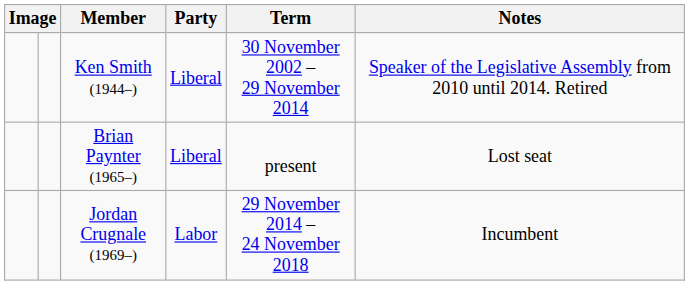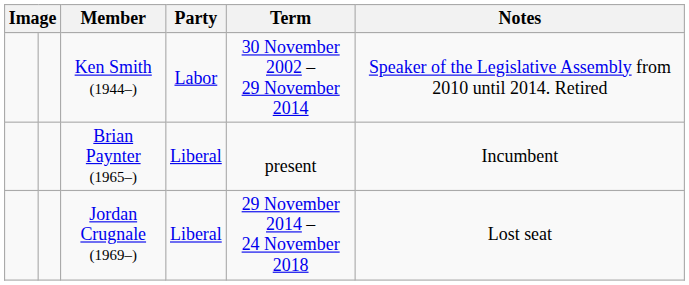(196, 77) Liberal -> (196, 77) Labor
(520, 156) Lost seat -> (520, 156) Incumbent
(196, 235) Labor -> (196, 235) Liberal
(520, 235) Incumbent -> (520, 235) Lost seat
